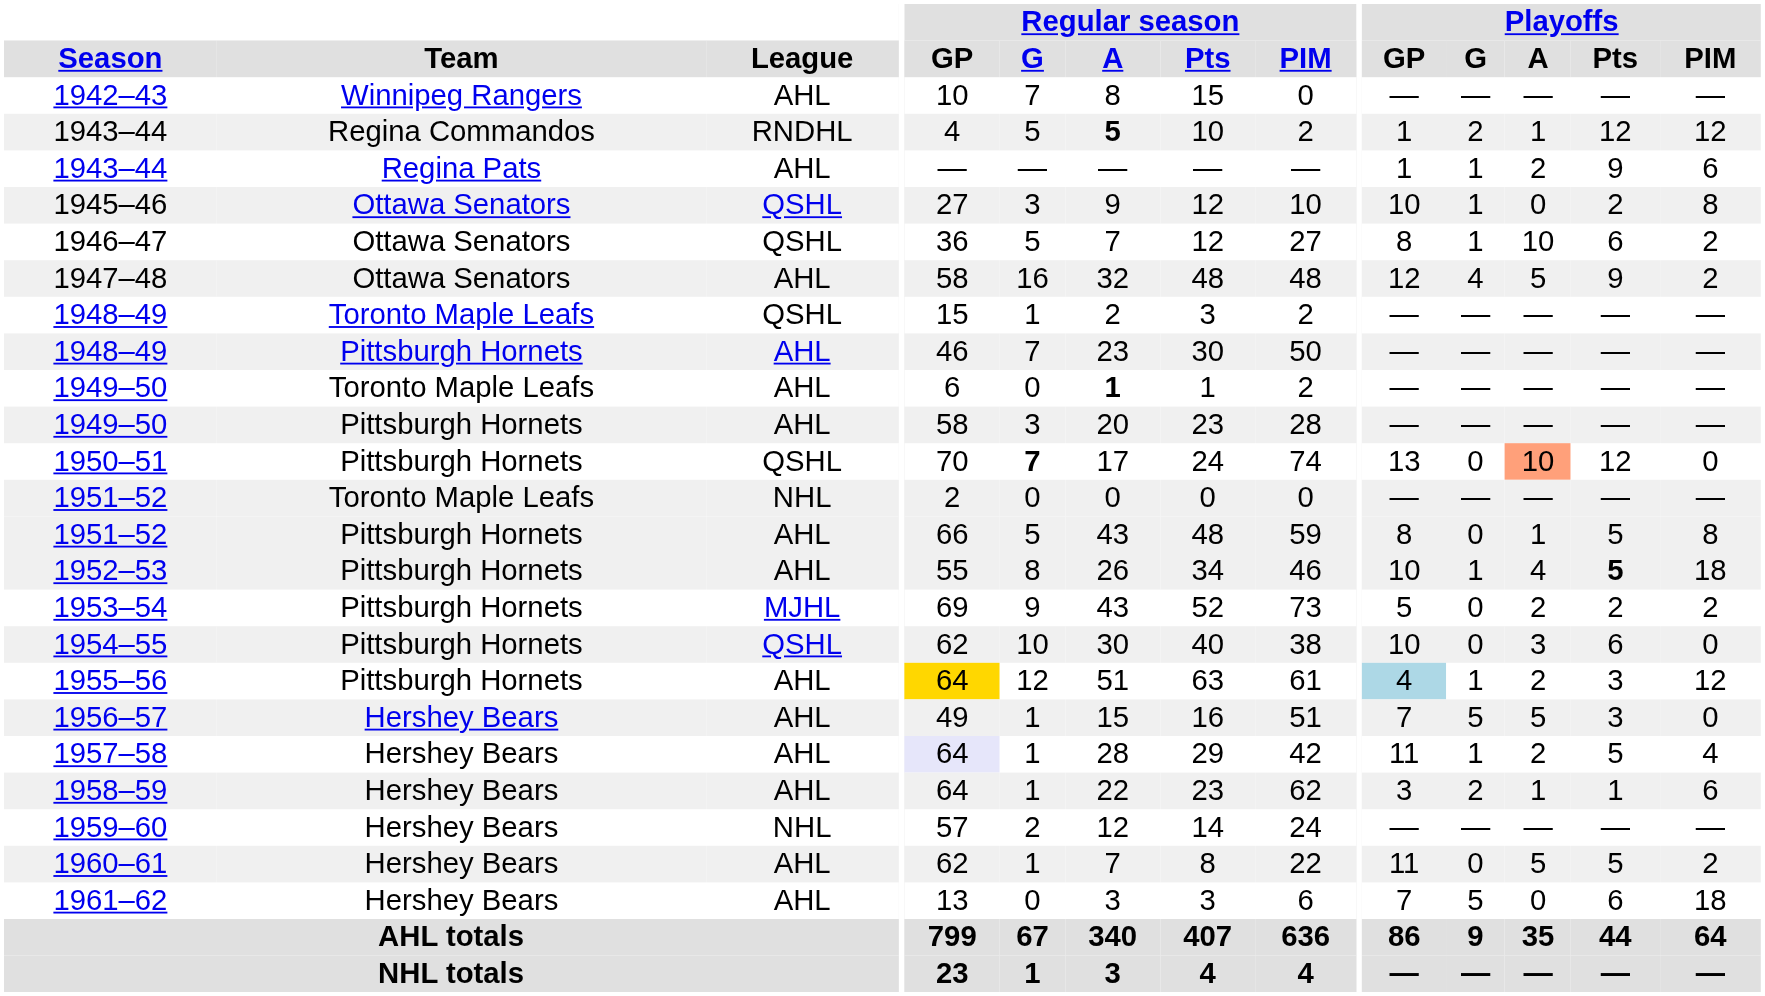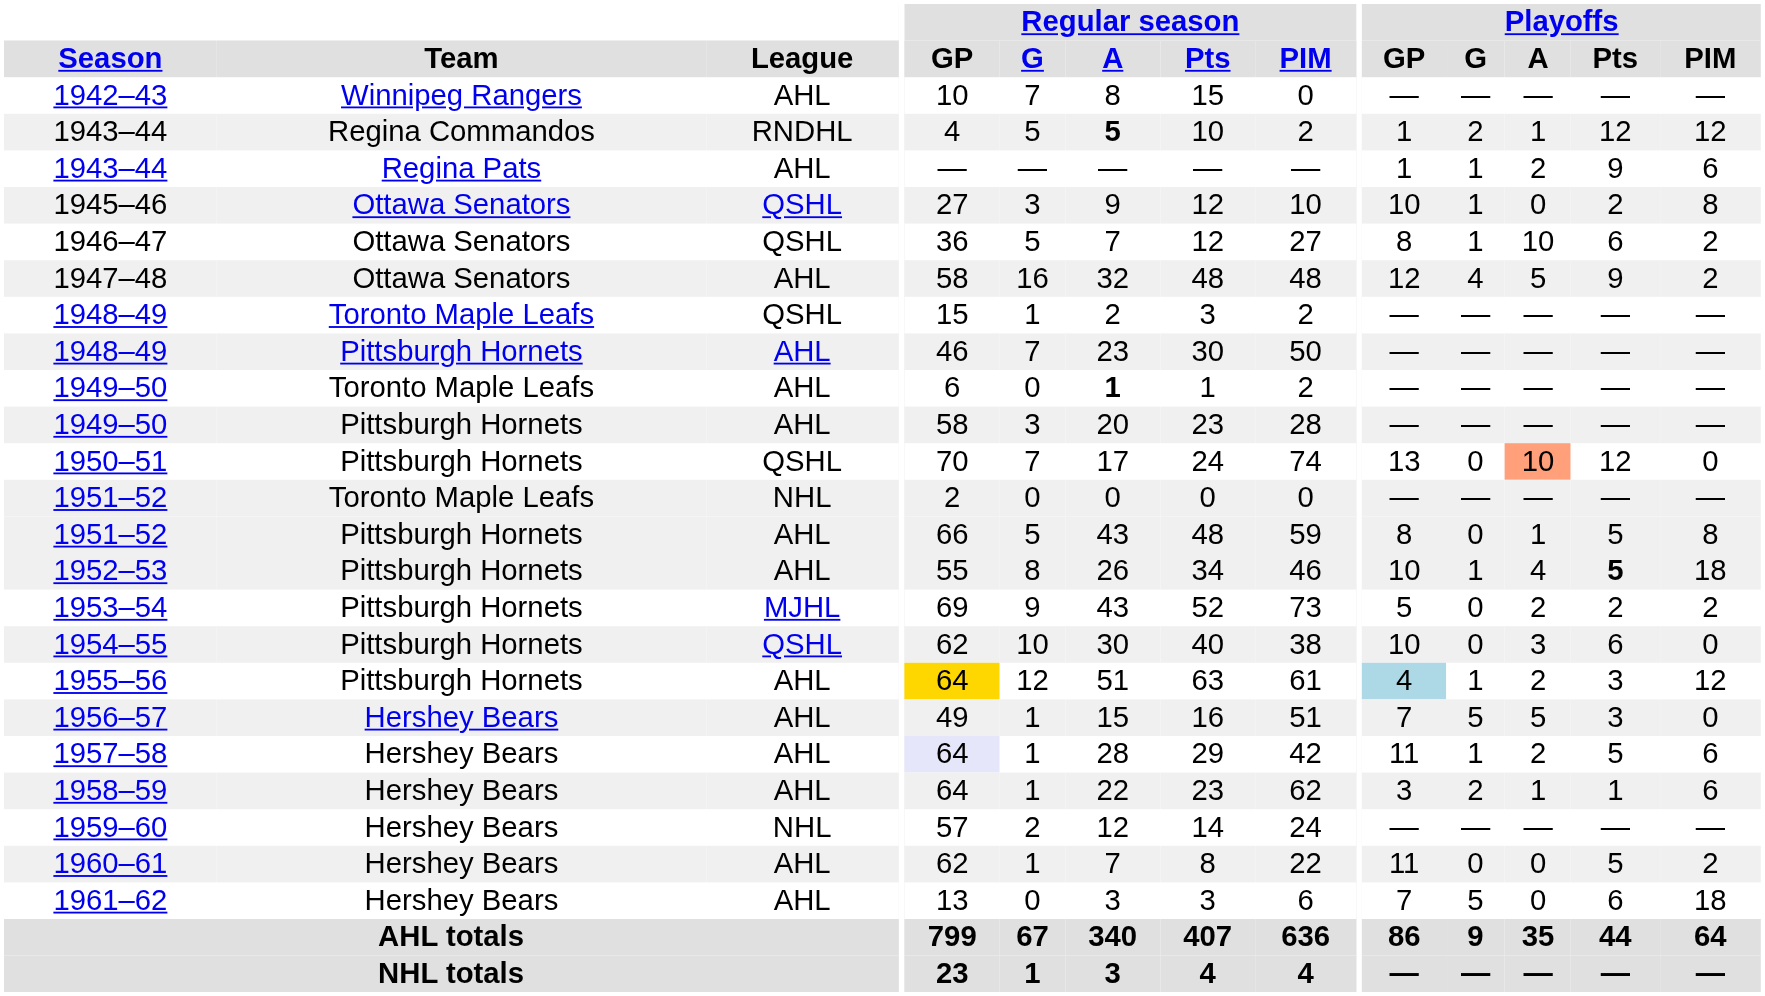(1032, 461) bold -> (1032, 461) normal
(1710, 753) 4 -> (1710, 753) 6
(1538, 863) 5 -> (1538, 863) 0
